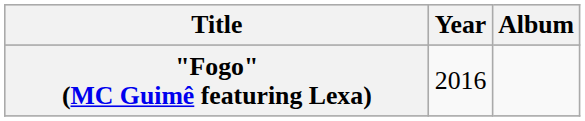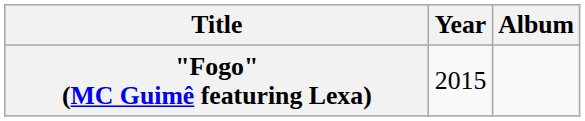(461, 80) 2016 -> (461, 80) 2015
